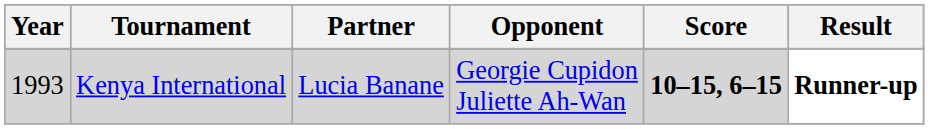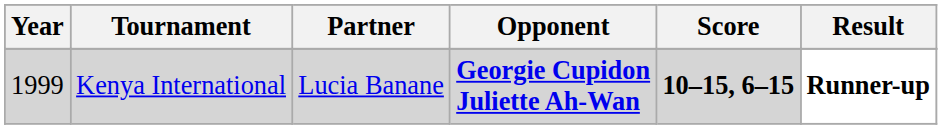(37, 85) 1993 -> (37, 85) 1999
(547, 85) normal -> (553, 85) bold
